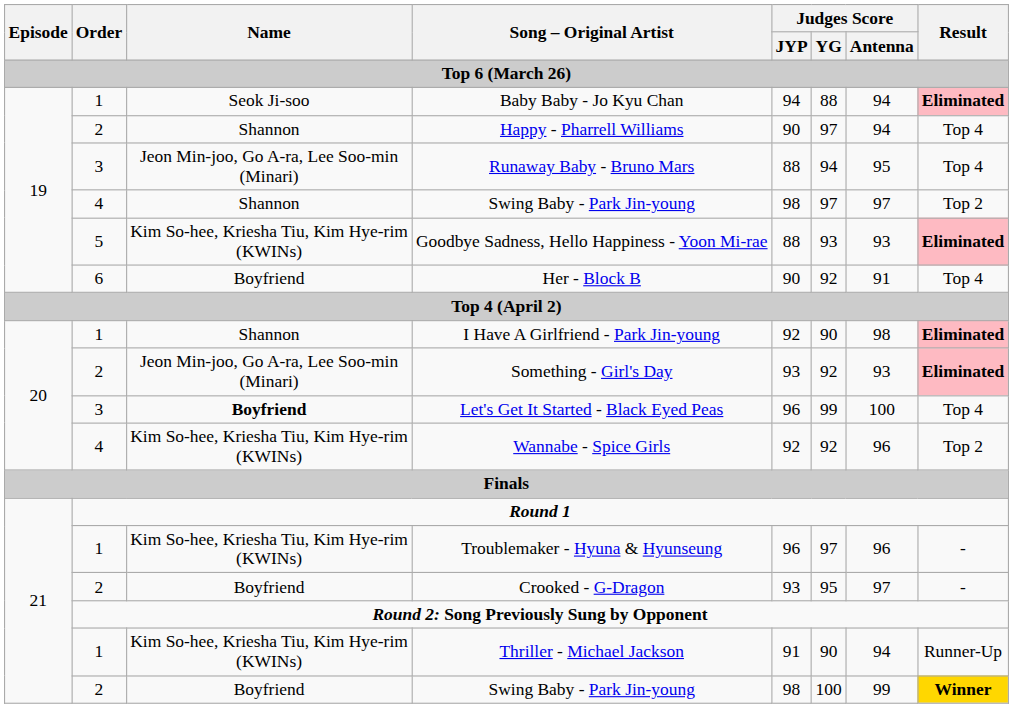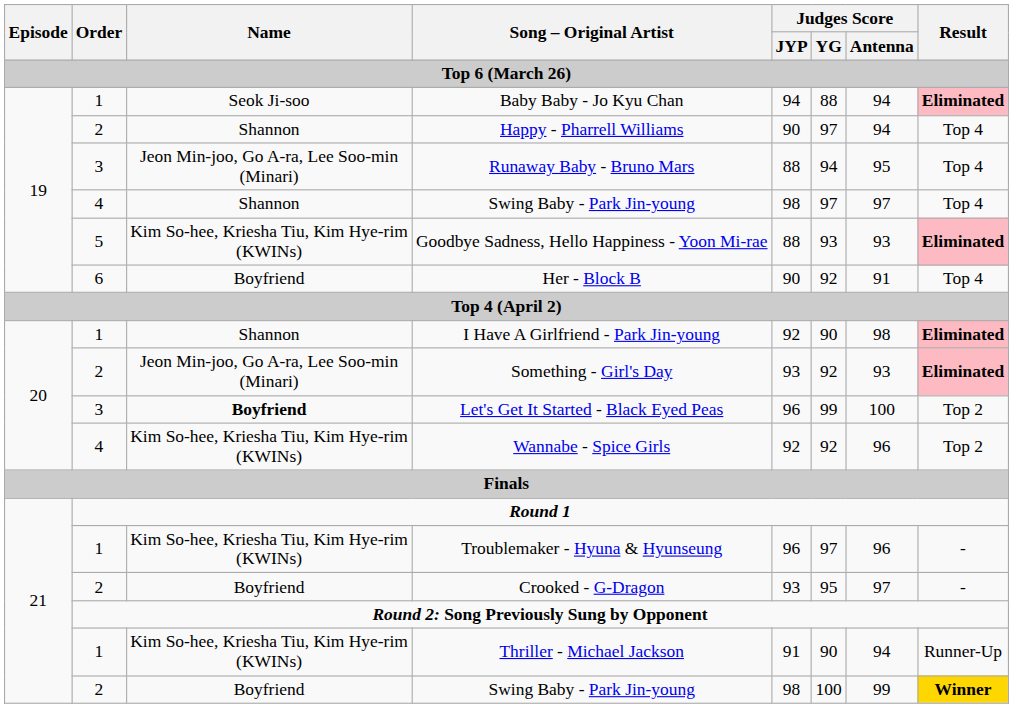(963, 203) Top 2 -> (963, 203) Top 4
(963, 409) Top 4 -> (963, 409) Top 2
